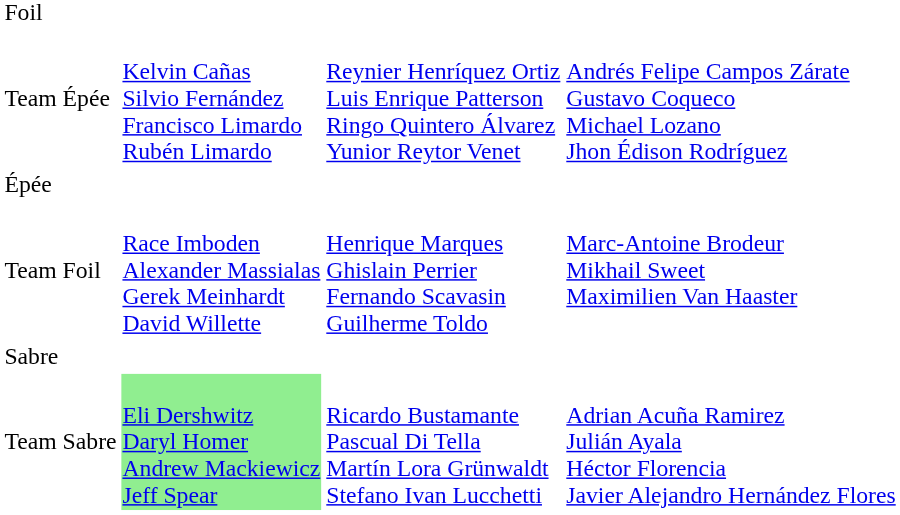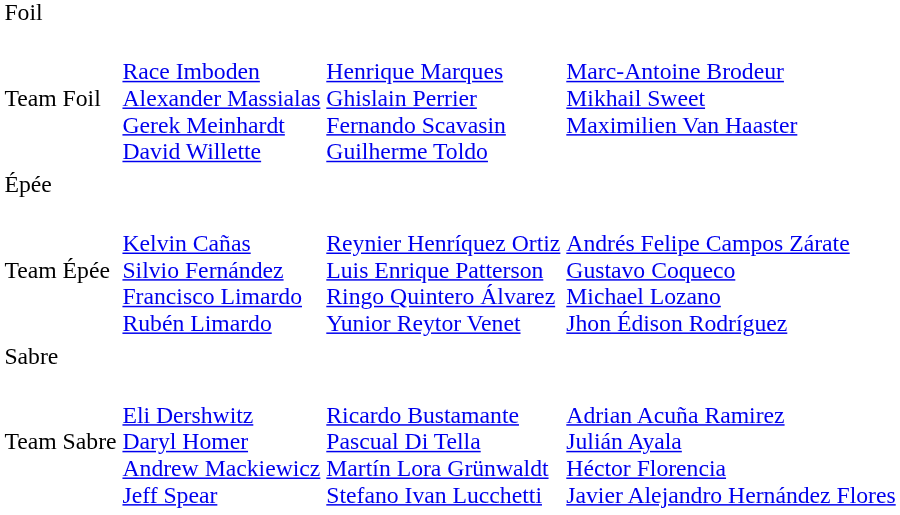rows swapped: (53, 270) <-> (57, 98)
(221, 455) lightgreen background -> (221, 455) no background
